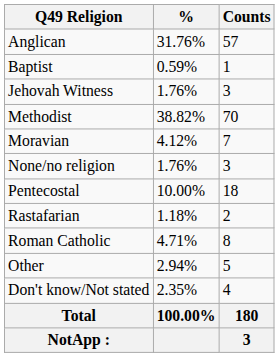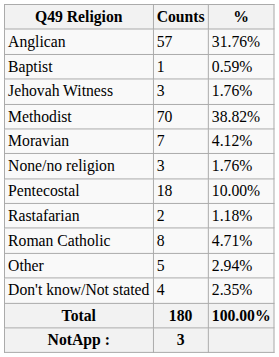columns swapped: (247, 16) <-> (186, 16)
